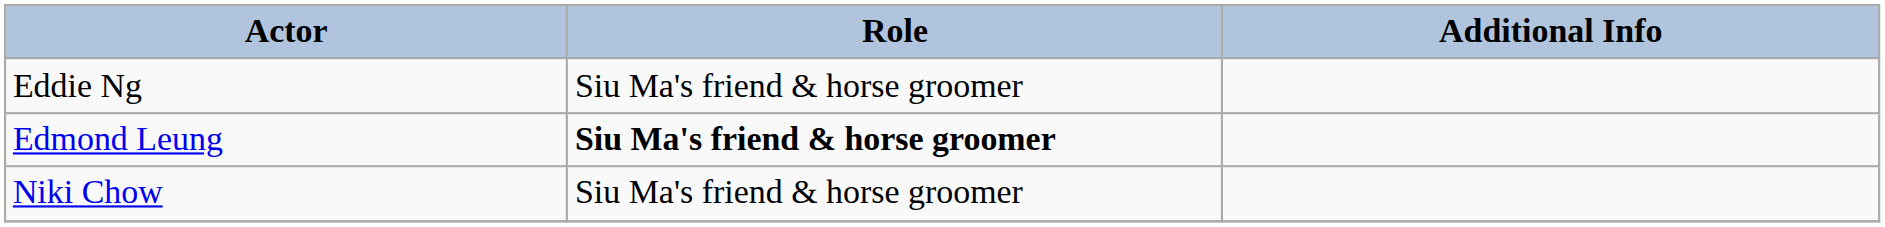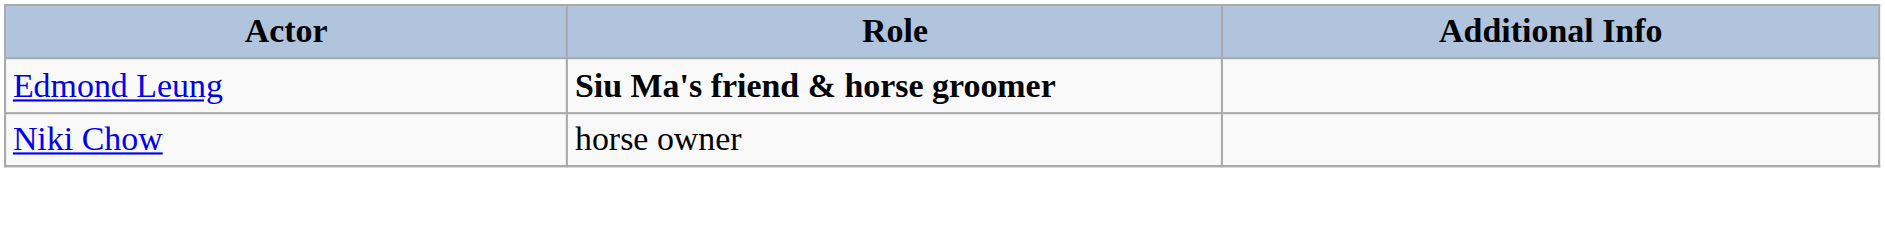- row: (77, 85)
(799, 192) Siu Ma's friend & horse groomer -> (658, 138) horse owner
